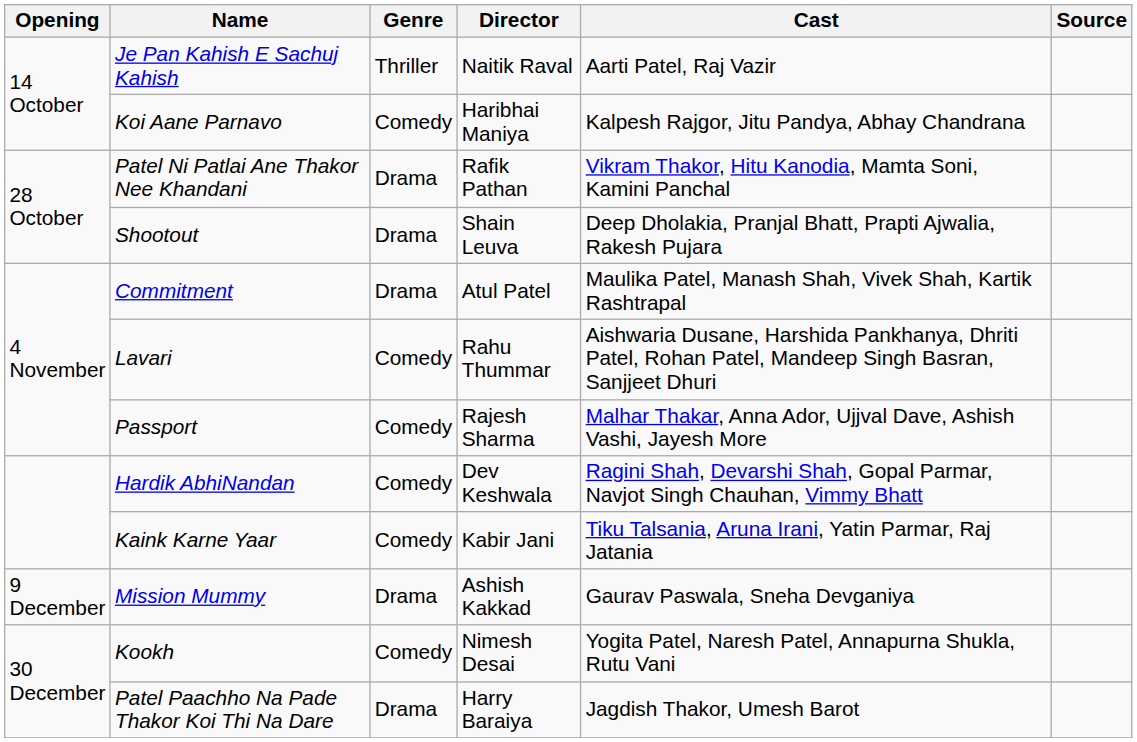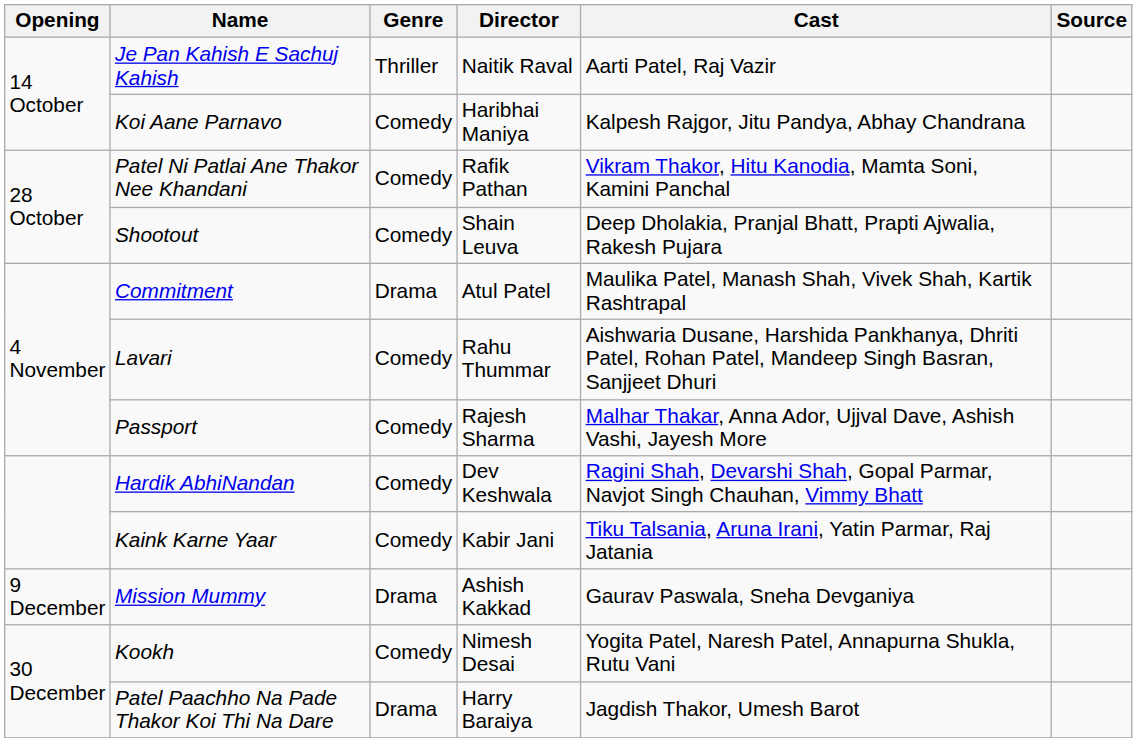(406, 178) Drama -> (413, 178) Comedy
(406, 234) Drama -> (413, 234) Comedy
